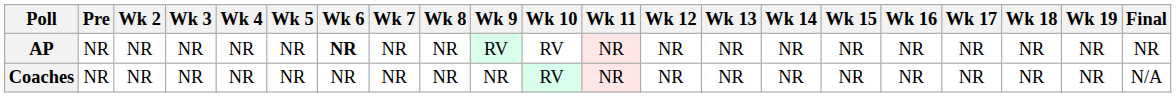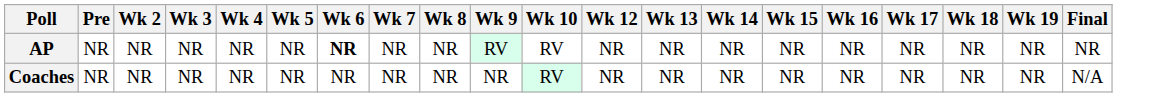- column: (611, 19)
